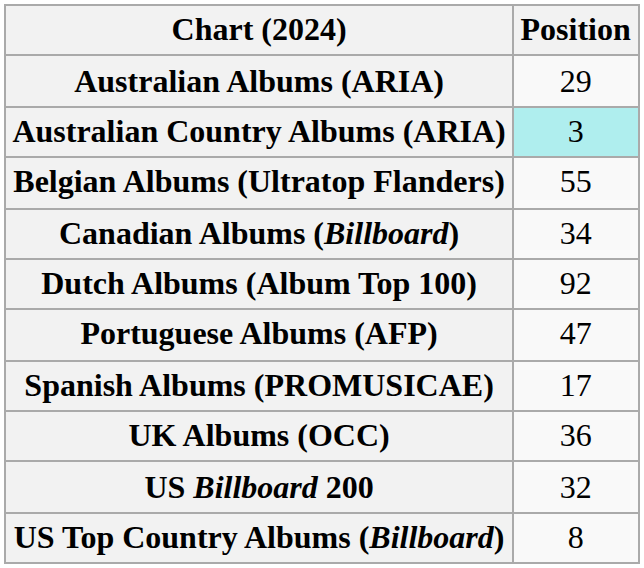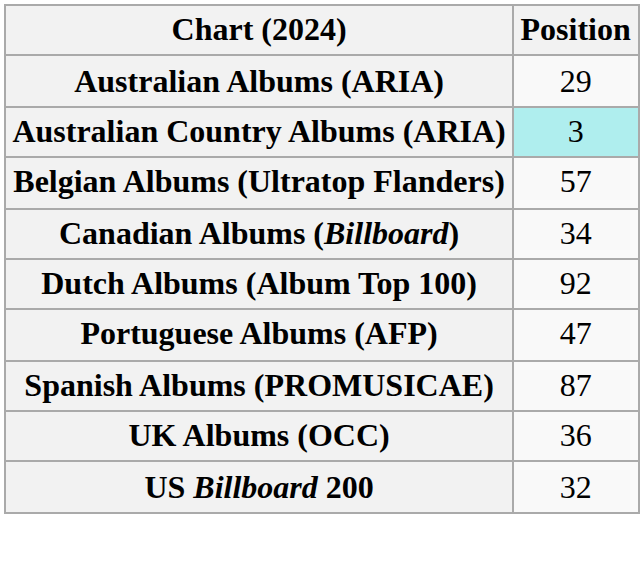(576, 182) 55 -> (576, 182) 57
(576, 385) 17 -> (576, 385) 87
- row: (259, 537)
